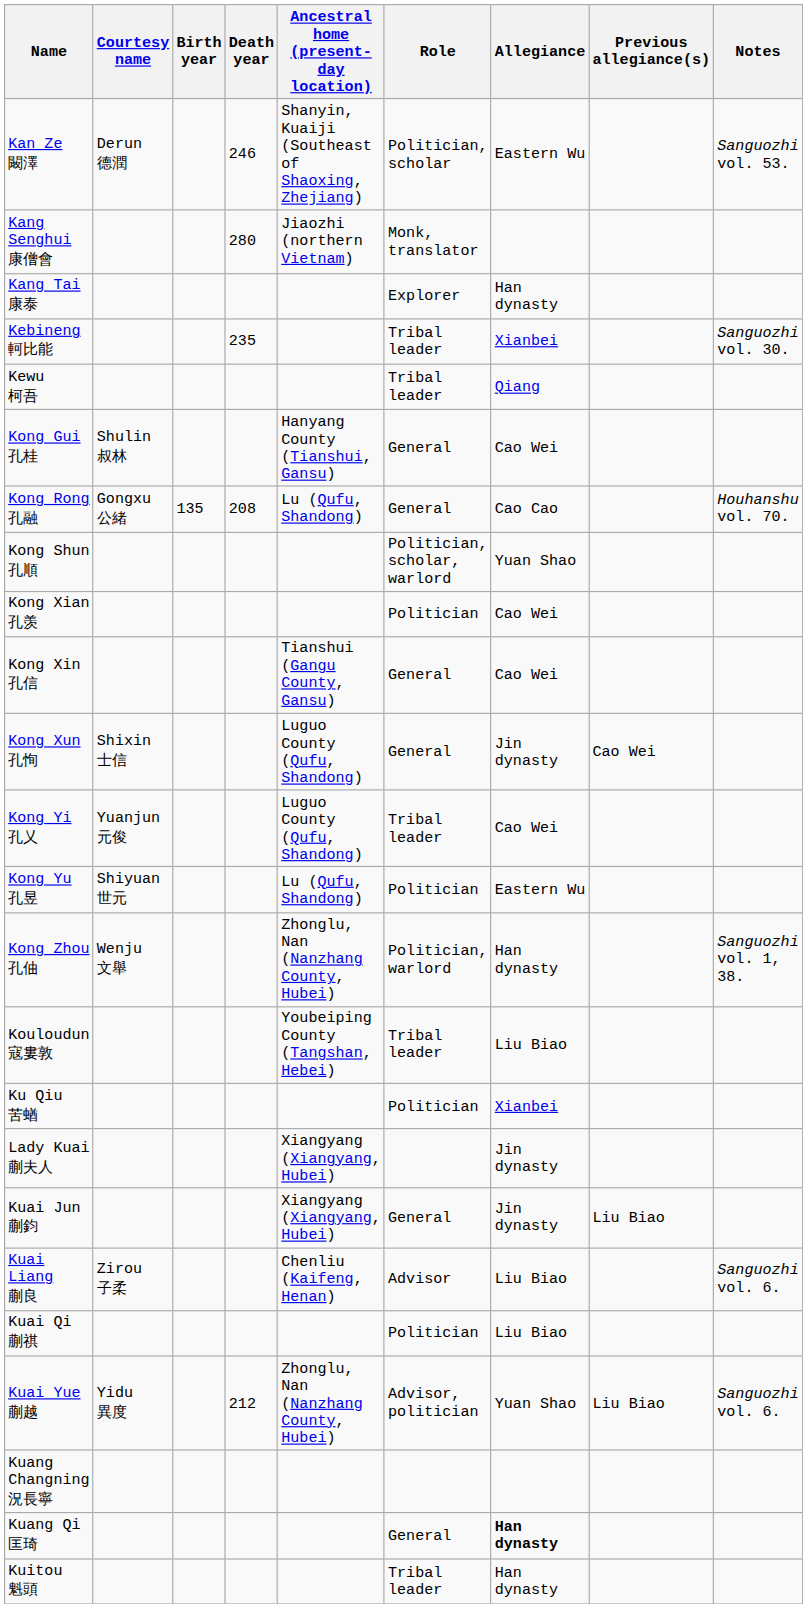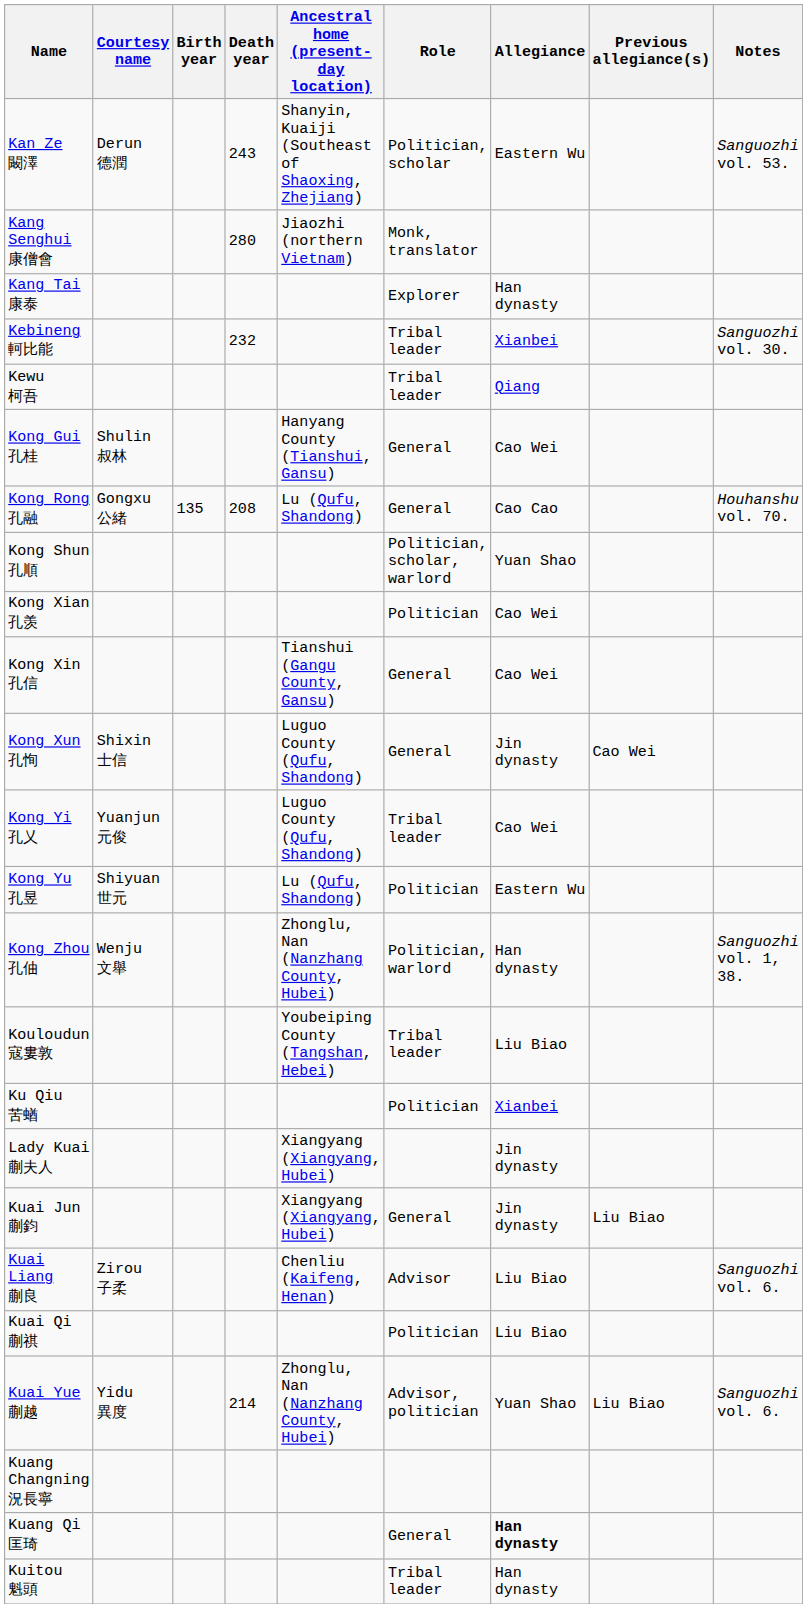(242, 155) 246 -> (242, 155) 243
(242, 341) 235 -> (242, 341) 232
(242, 1403) 212 -> (242, 1403) 214
